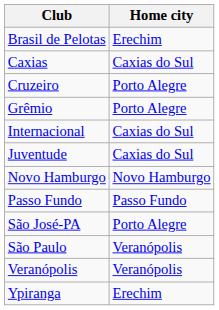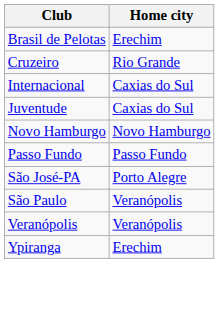- row: (28, 62)
(150, 85) Porto Alegre -> (146, 62) Rio Grande
- row: (30, 108)
